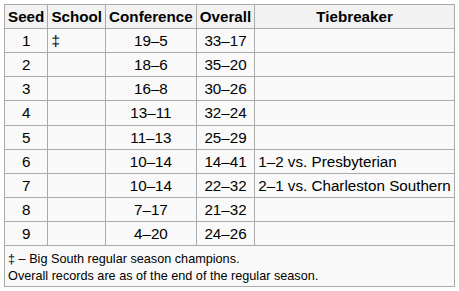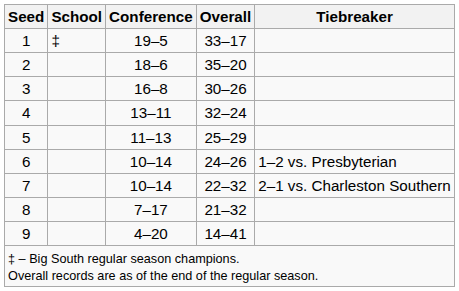(225, 161) 14–41 -> (225, 161) 24–26
(225, 233) 24–26 -> (225, 233) 14–41
